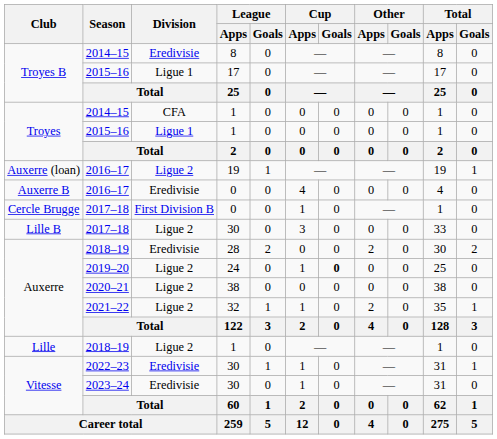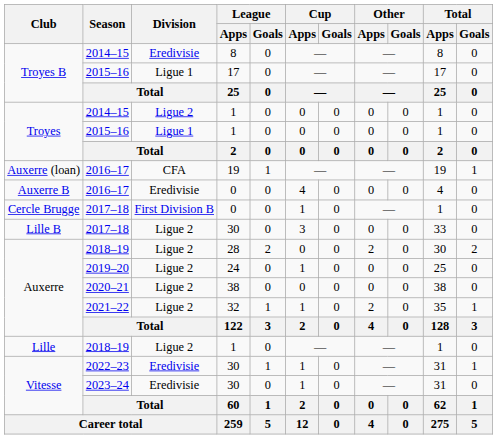(174, 111) CFA -> (174, 111) Ligue 2
(174, 170) Ligue 2 -> (174, 170) CFA
(174, 248) Eredivisie -> (174, 248) Ligue 2
(337, 268) bold -> (337, 268) normal
